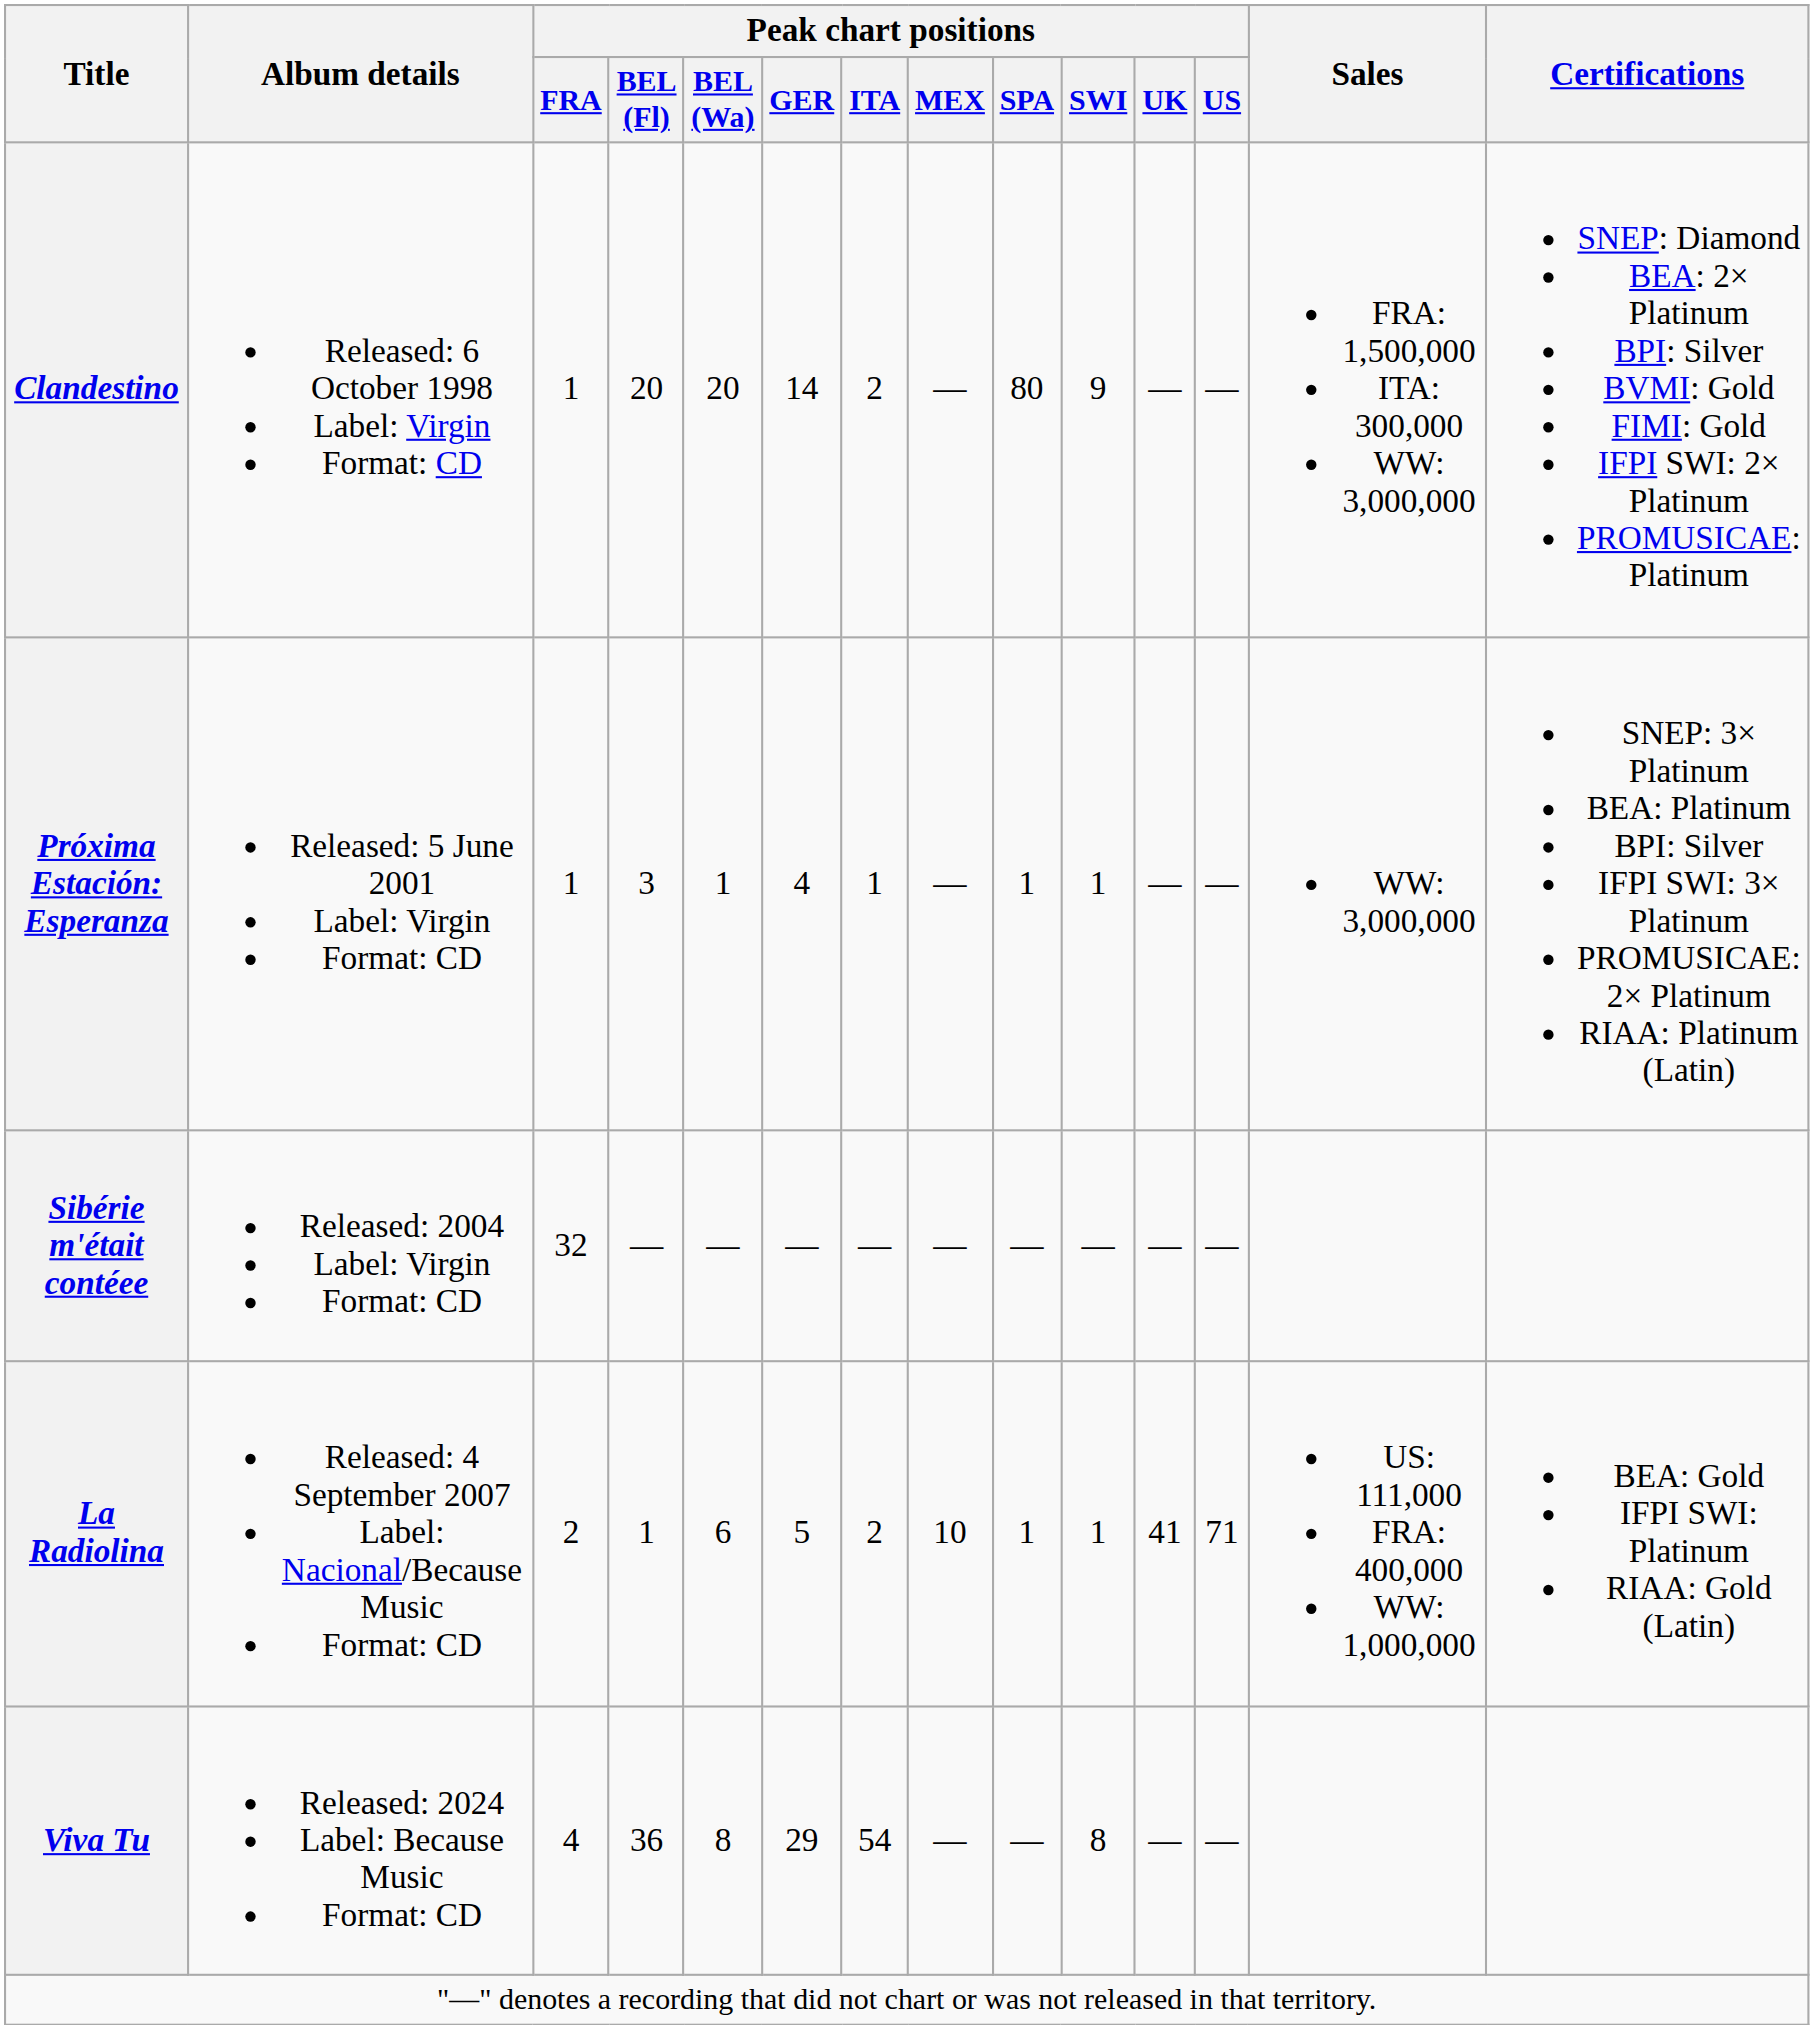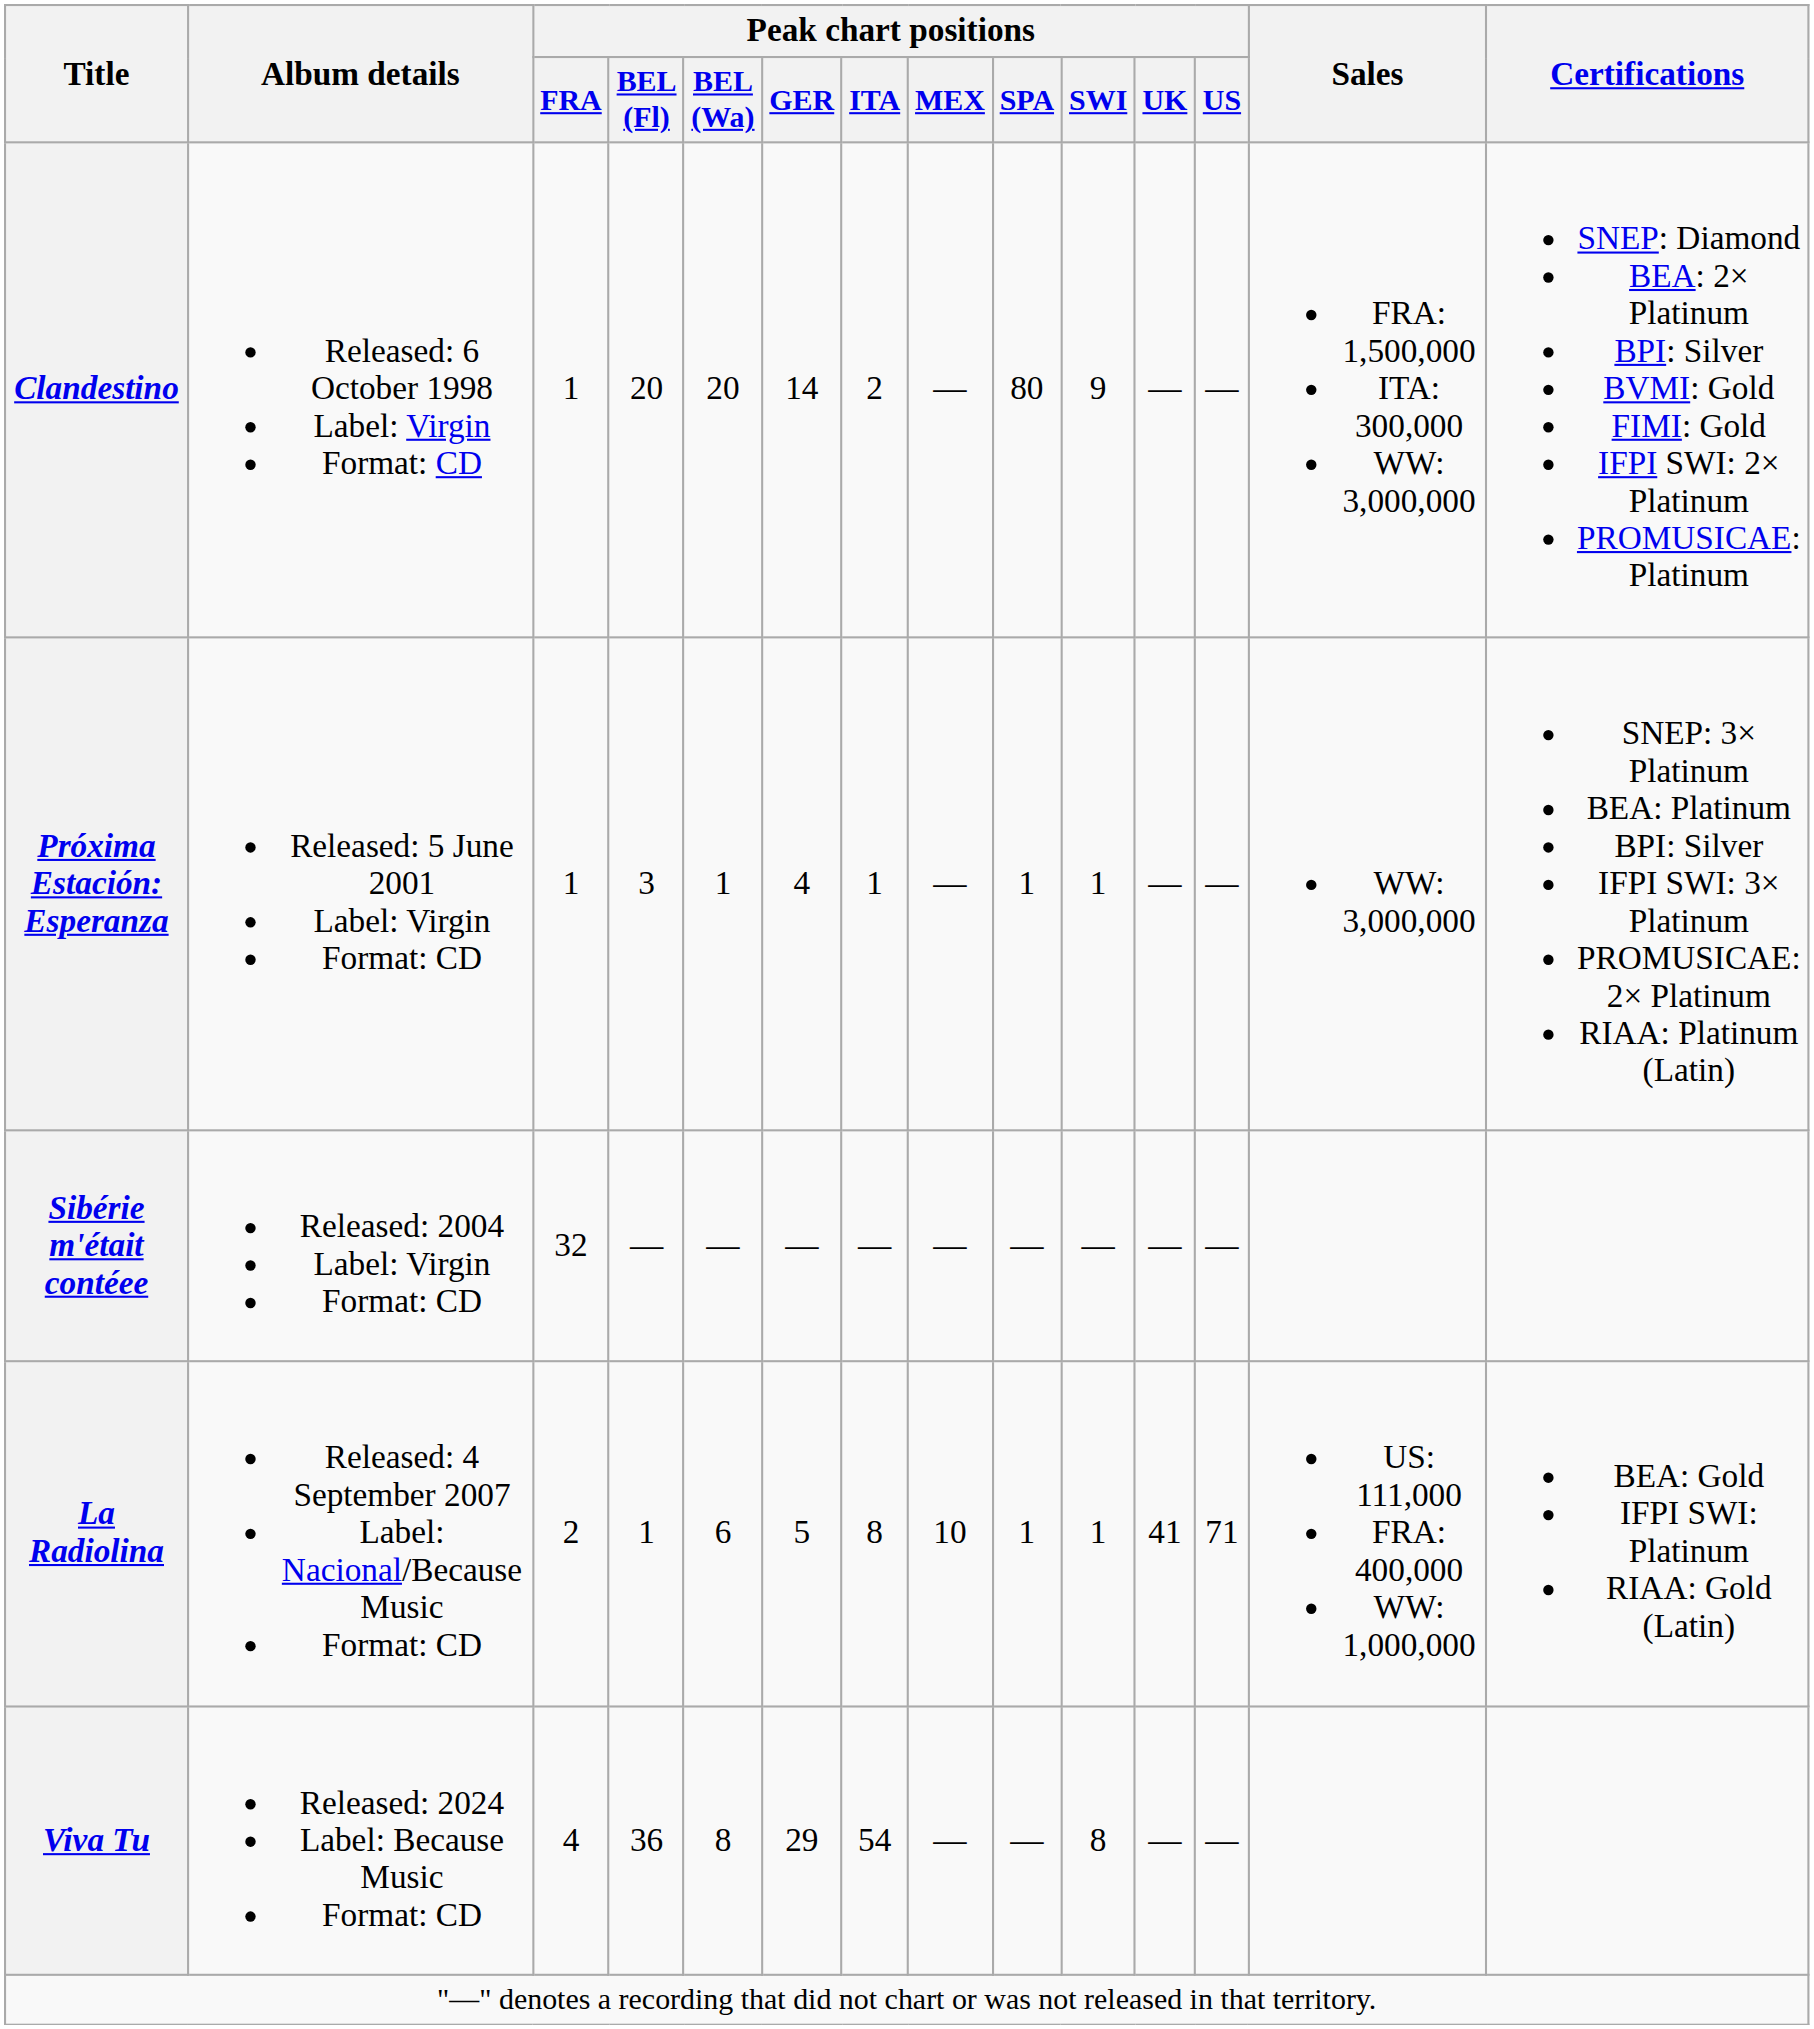(875, 1533) 2 -> (875, 1533) 8
